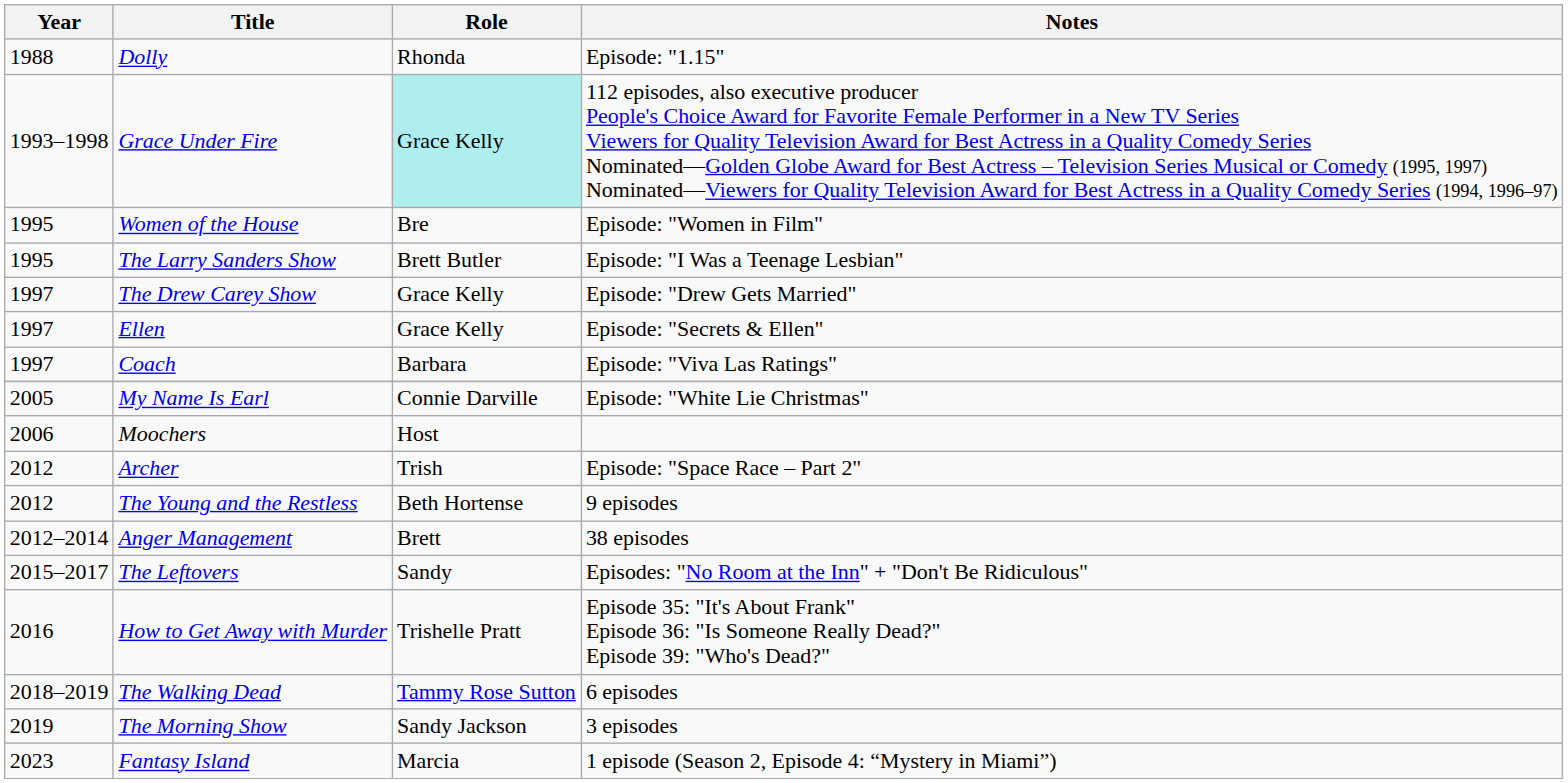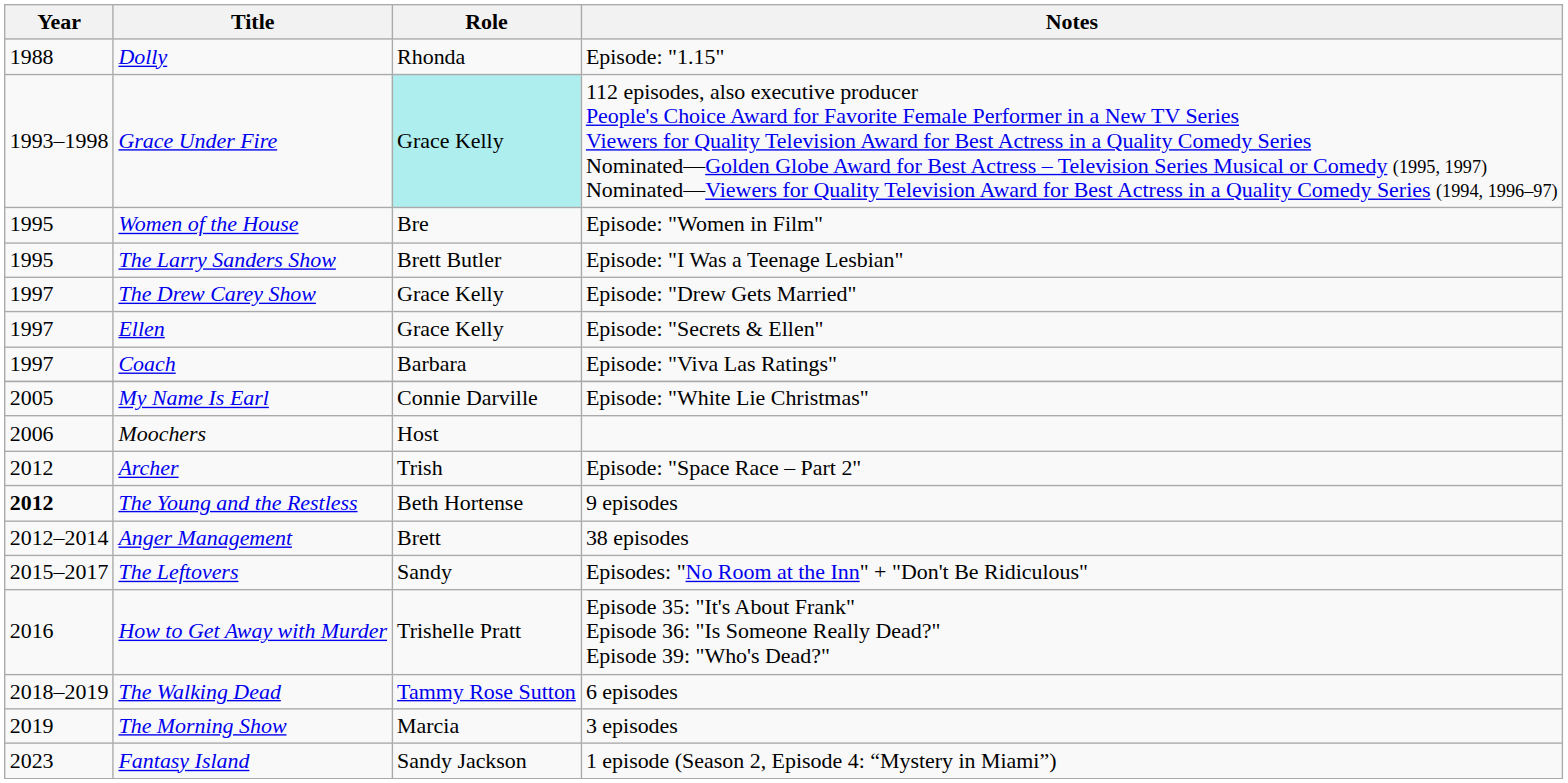(32, 502) normal -> (32, 502) bold
(462, 726) Sandy Jackson -> (428, 726) Marcia
(428, 760) Marcia -> (462, 760) Sandy Jackson
